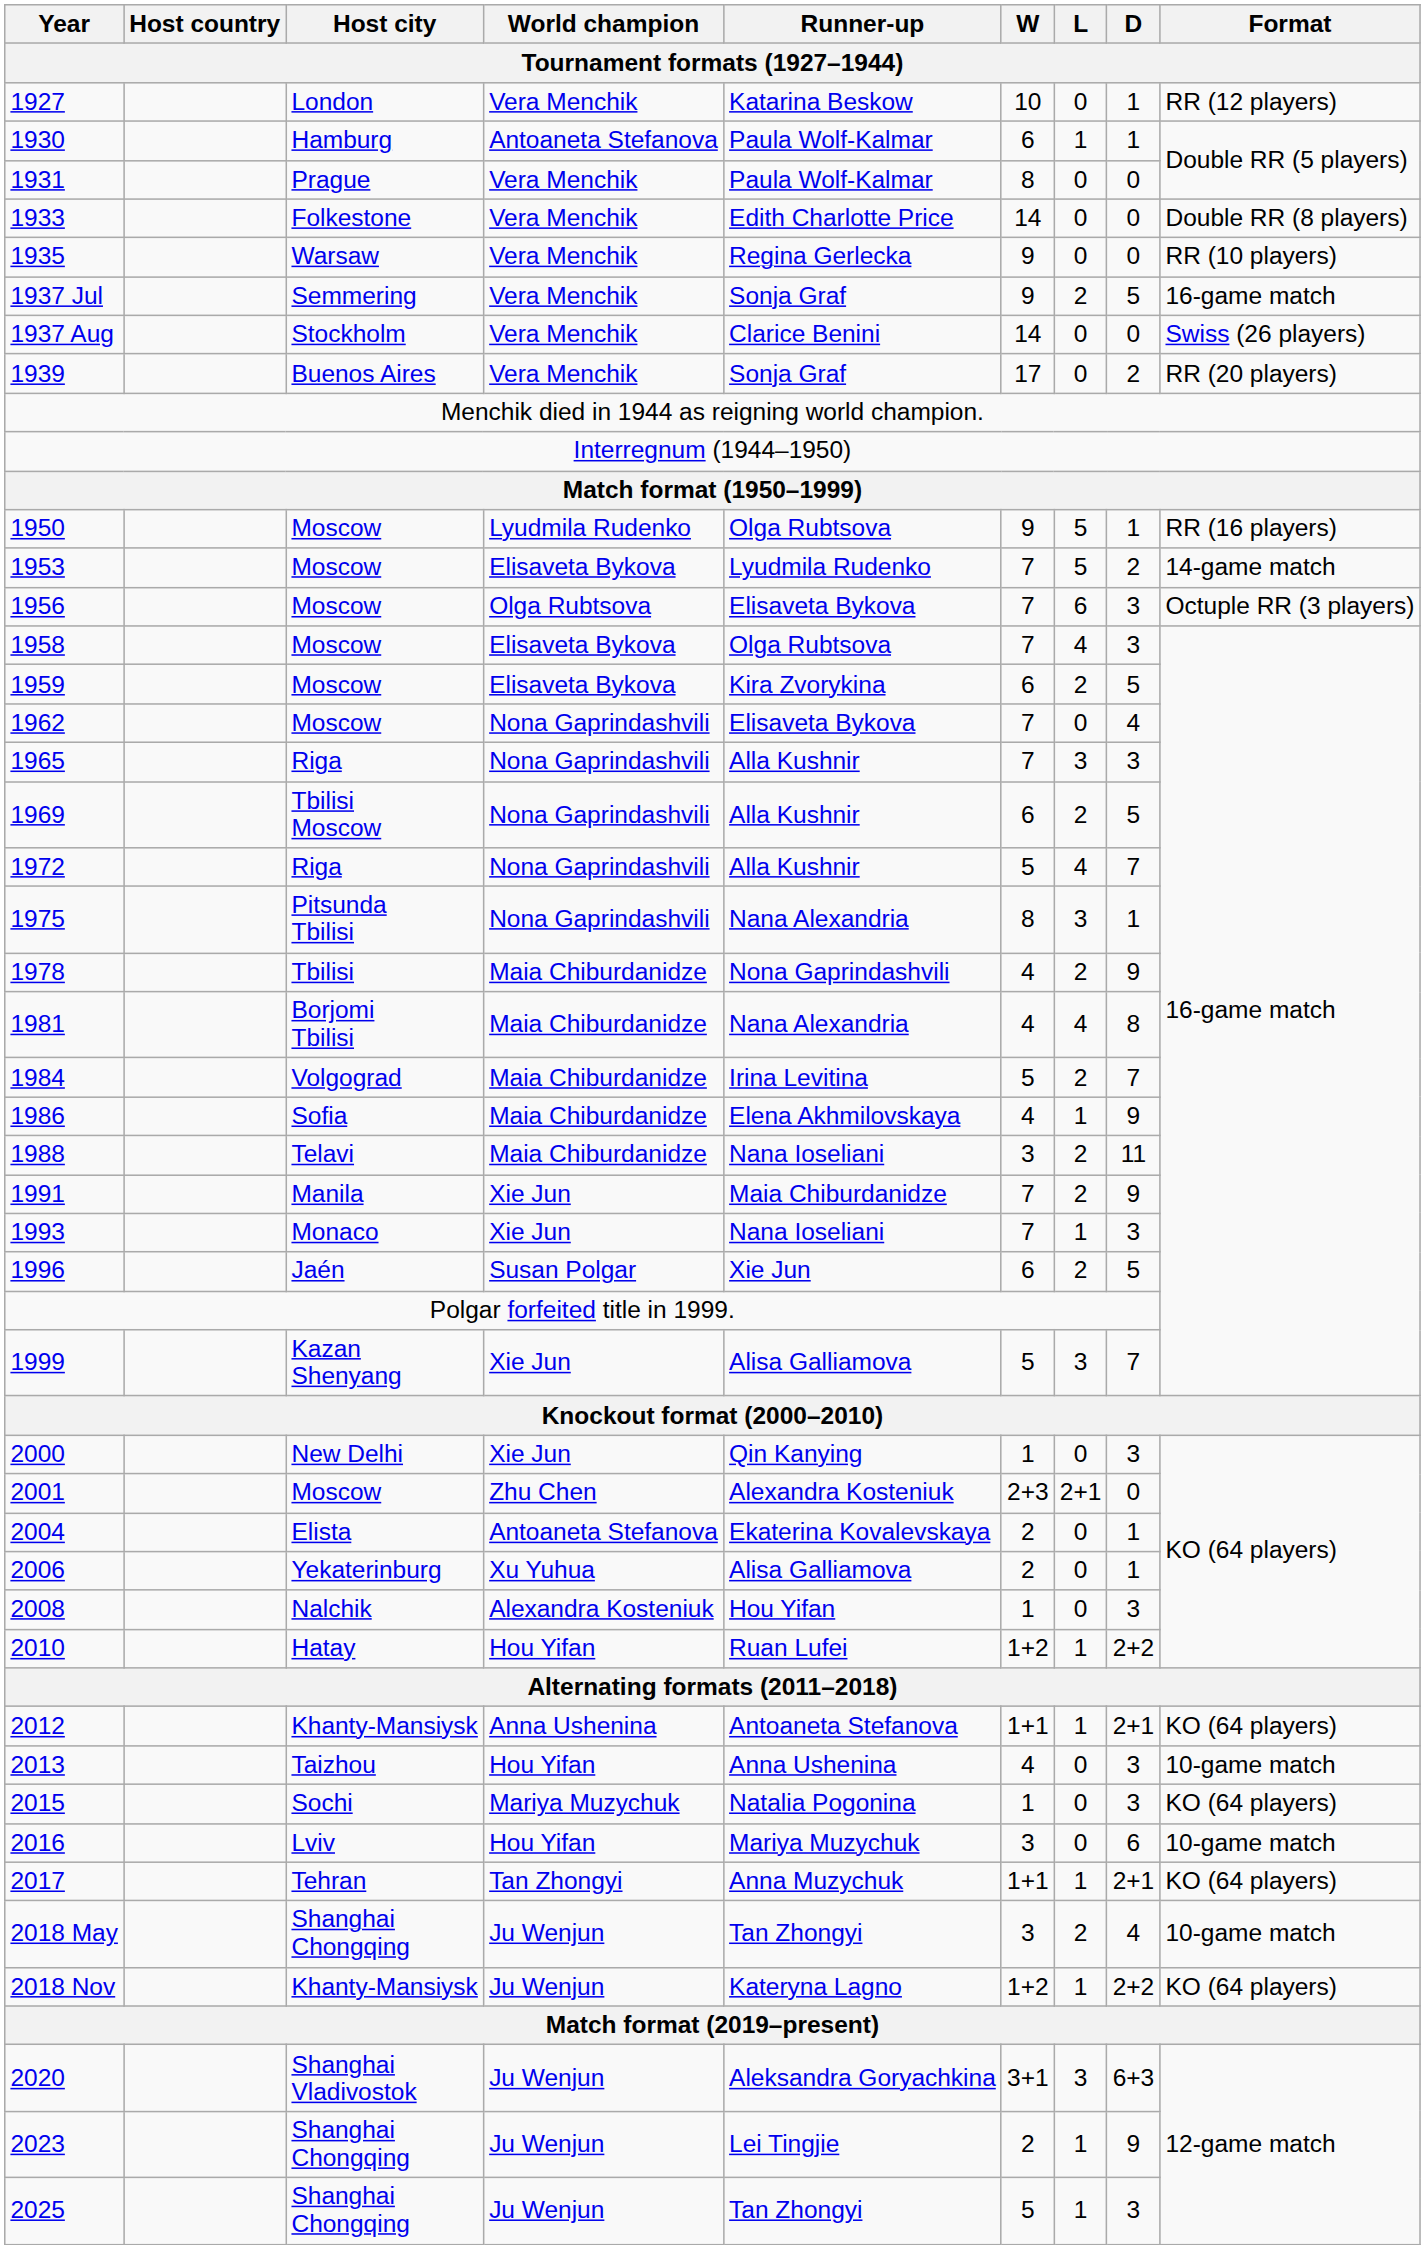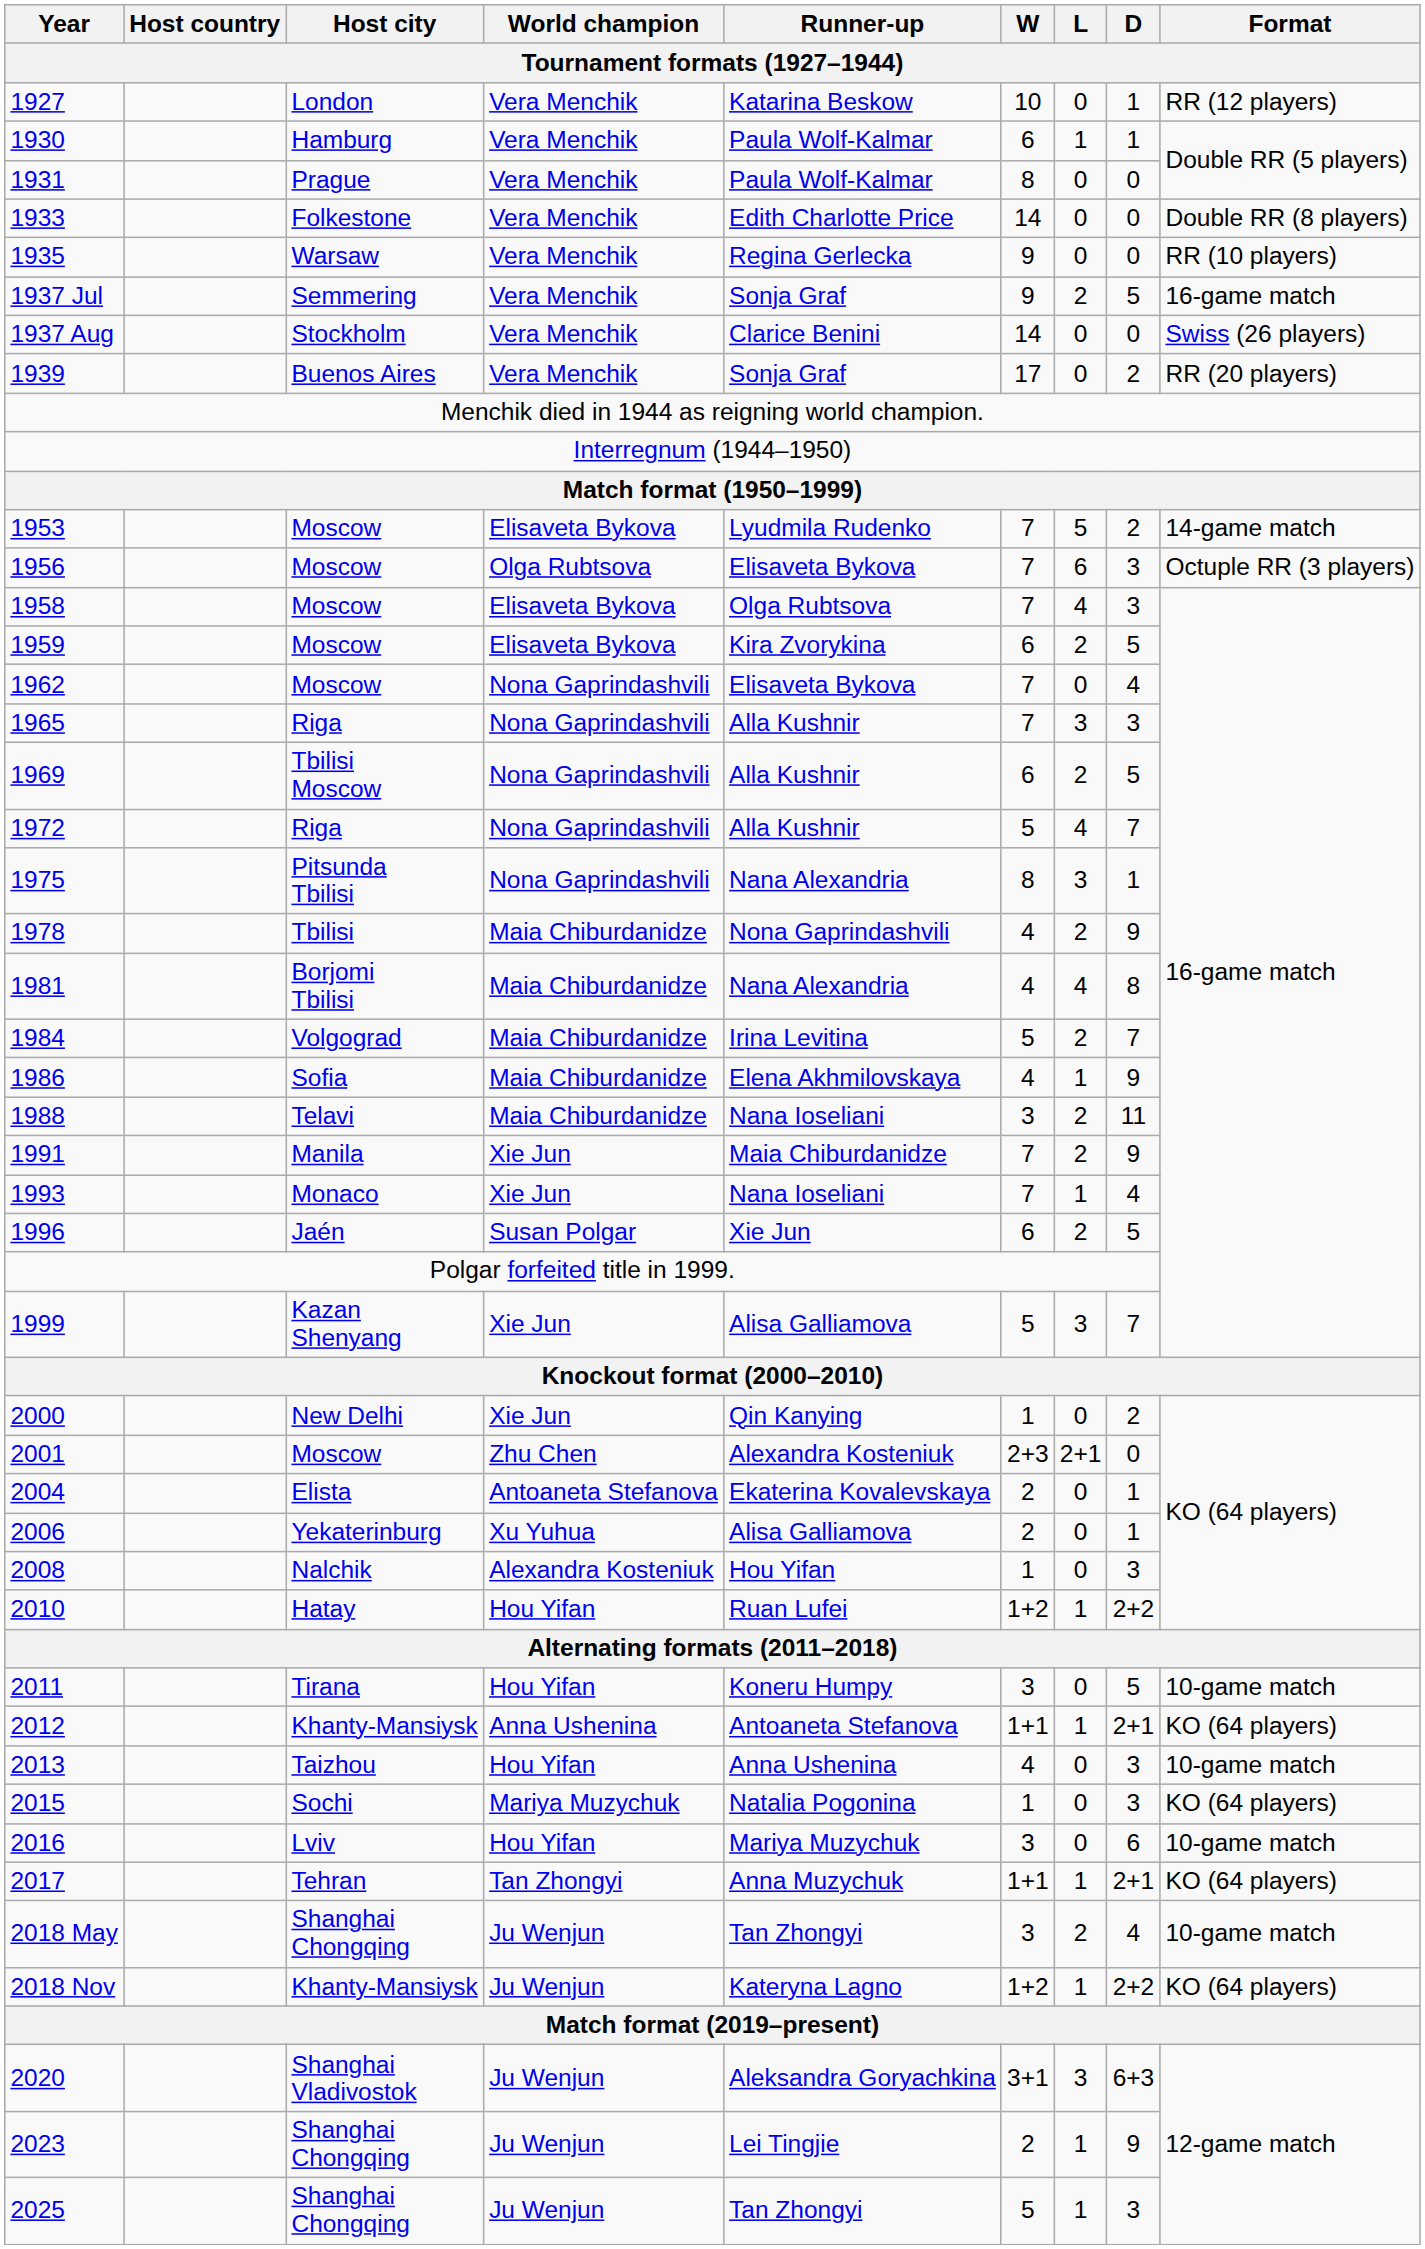(603, 140) Antoaneta Stefanova -> (563, 140) Vera Menchik
- row: (38, 528)
(1133, 1232) 3 -> (1133, 1193) 4
(1133, 1454) 3 -> (1133, 1415) 2
+ row: (37, 1687)
